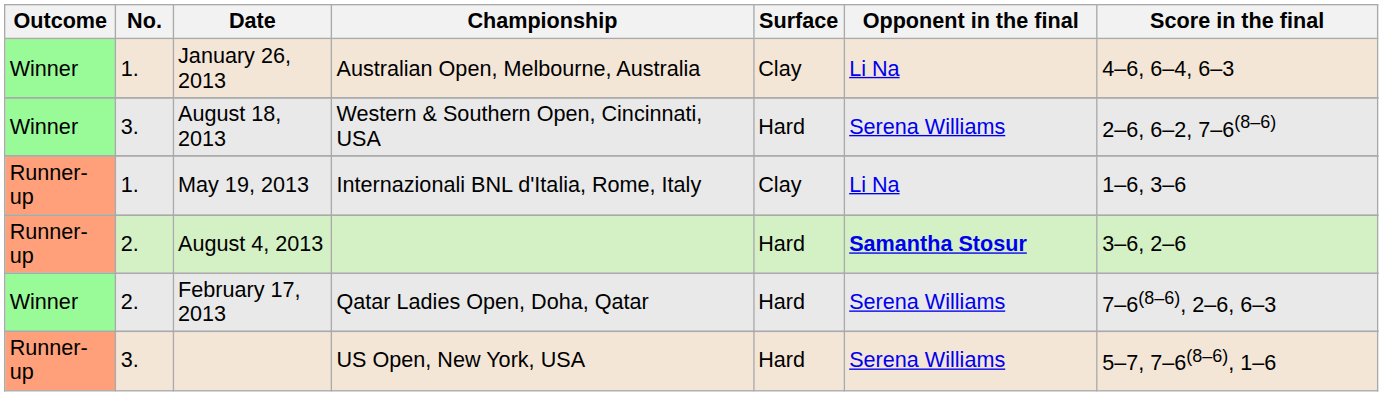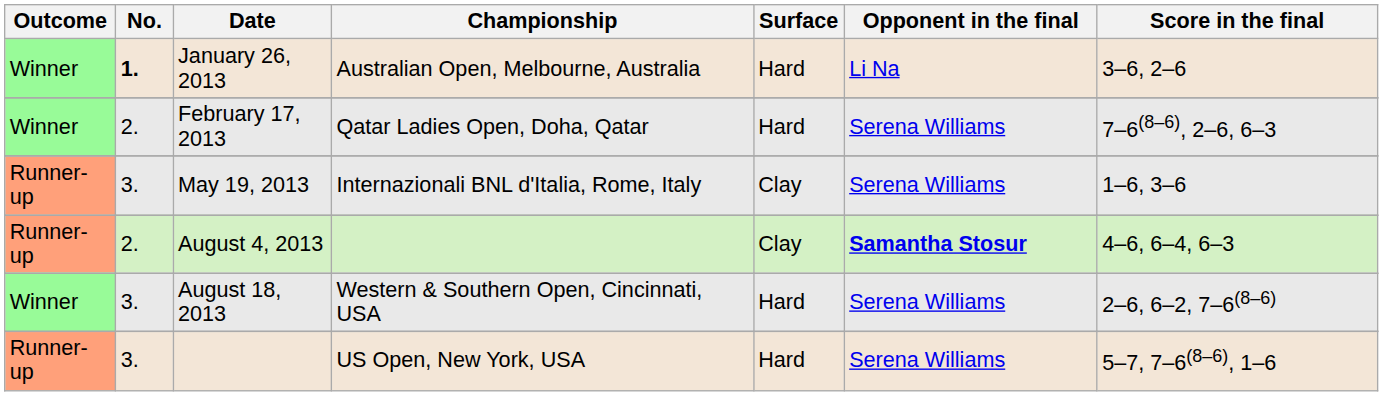(130, 68) normal -> (130, 68) bold
(780, 68) Clay -> (782, 68) Hard
(1168, 68) 4–6, 6–4, 6–3 -> (1144, 68) 3–6, 2–6
rows swapped: (239, 302) <-> (230, 126)
(130, 185) 1. -> (130, 185) 3.
(874, 185) Li Na -> (927, 185) Serena Williams
(782, 243) Hard -> (780, 243) Clay
(1144, 243) 3–6, 2–6 -> (1168, 243) 4–6, 6–4, 6–3
